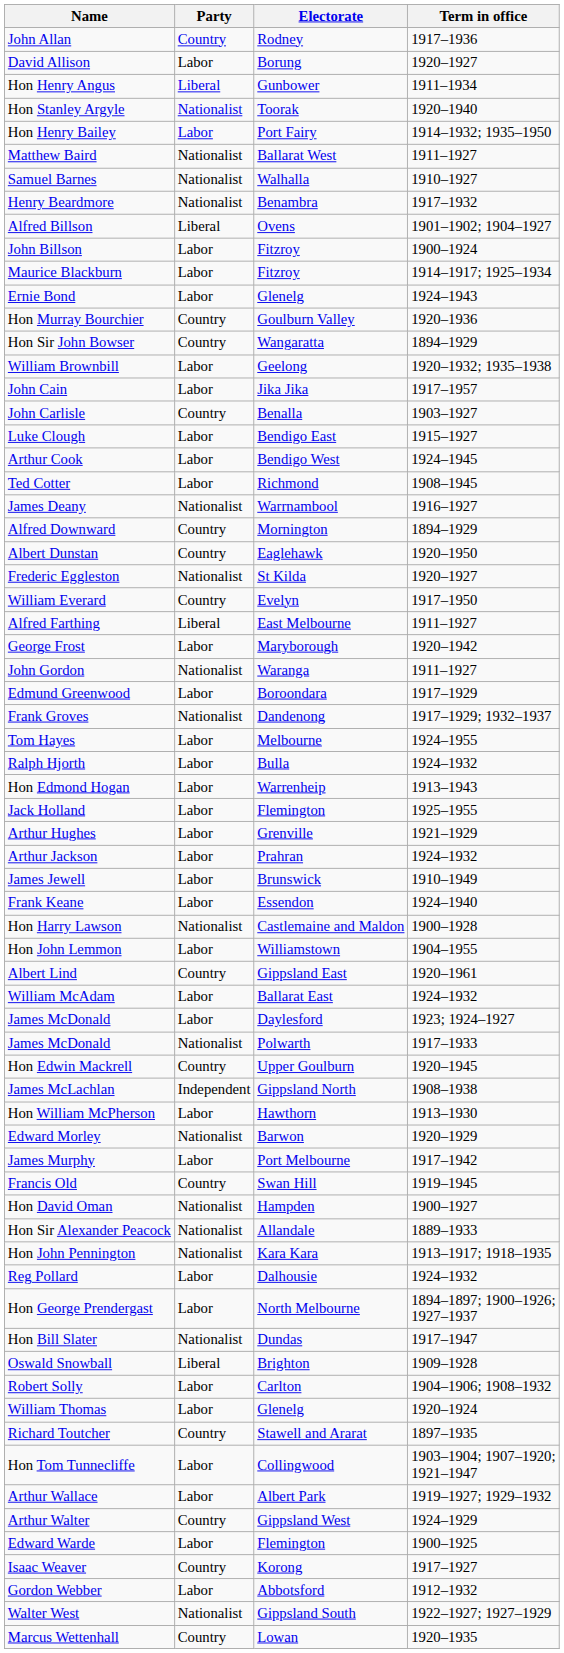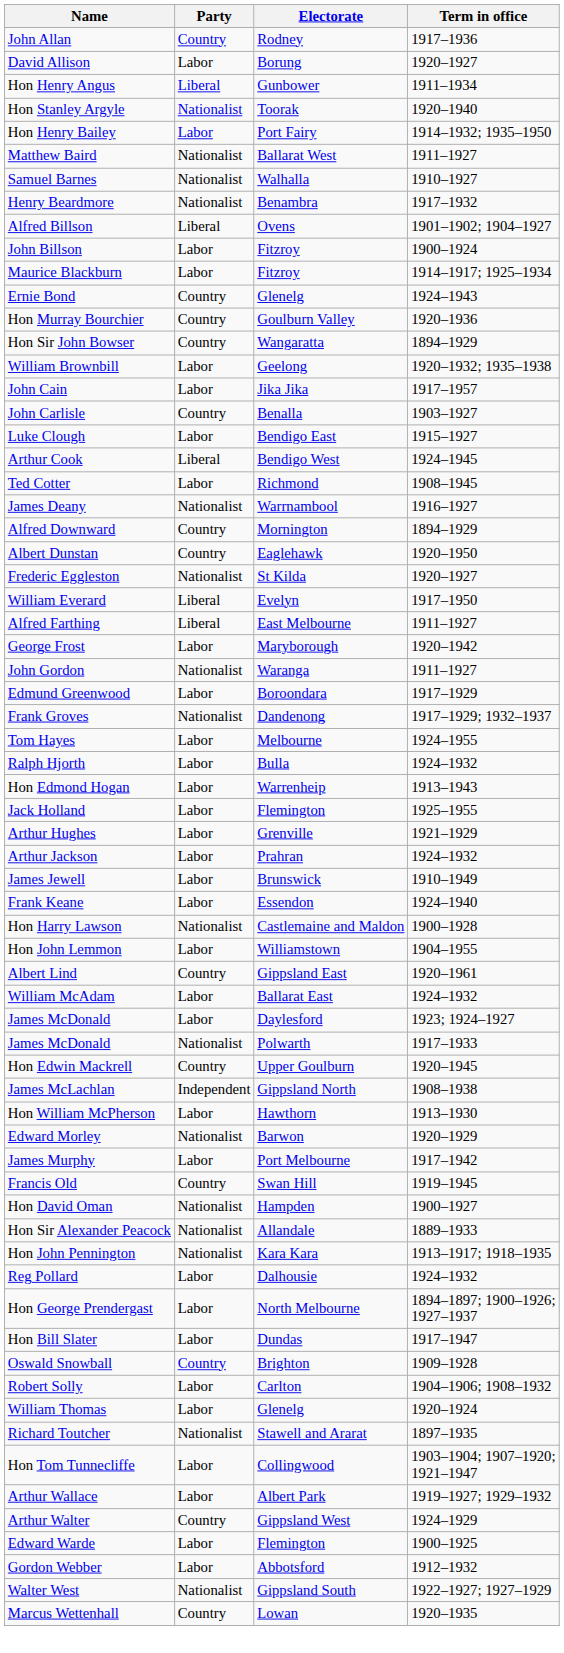(195, 296) Labor -> (202, 296) Country
(195, 459) Labor -> (199, 459) Liberal
(202, 599) Country -> (199, 599) Liberal
(210, 1340) Nationalist -> (195, 1340) Labor
(199, 1363) Liberal -> (202, 1363) Country
(202, 1433) Country -> (210, 1433) Nationalist
- row: (47, 1566)
